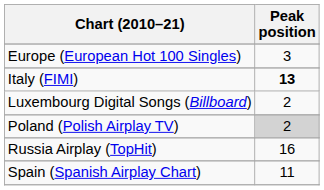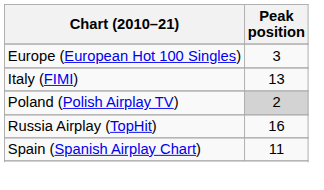(287, 79) bold -> (276, 79) normal
- row: (130, 102)
